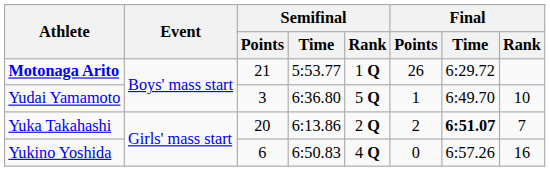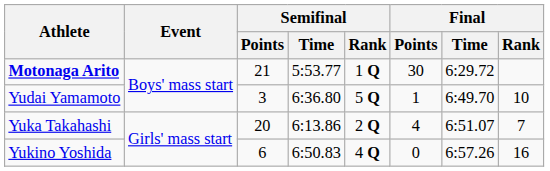(416, 71) 26 -> (416, 71) 30
(416, 125) 2 -> (416, 125) 4
(470, 125) bold -> (470, 125) normal
